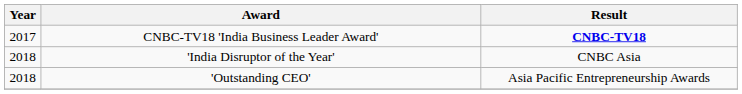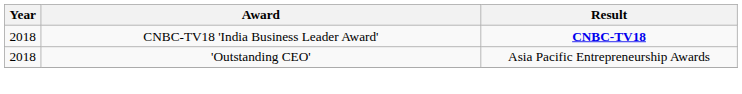(23, 36) 2017 -> (23, 36) 2018
- row: (261, 57)
